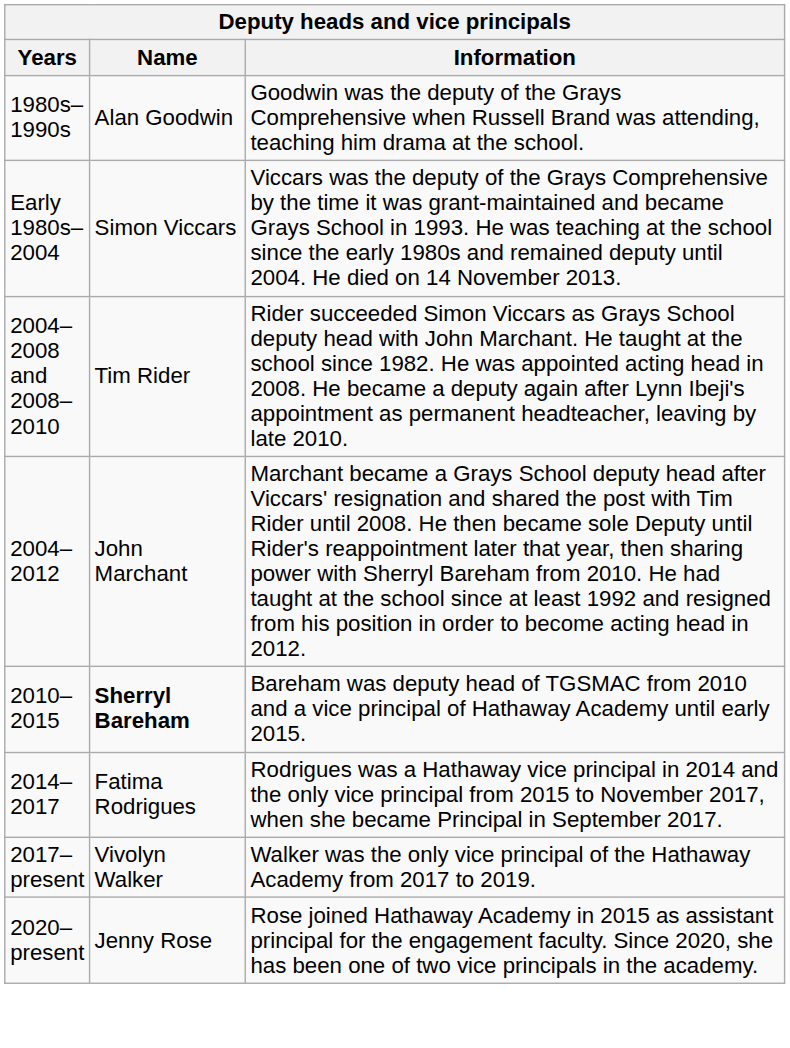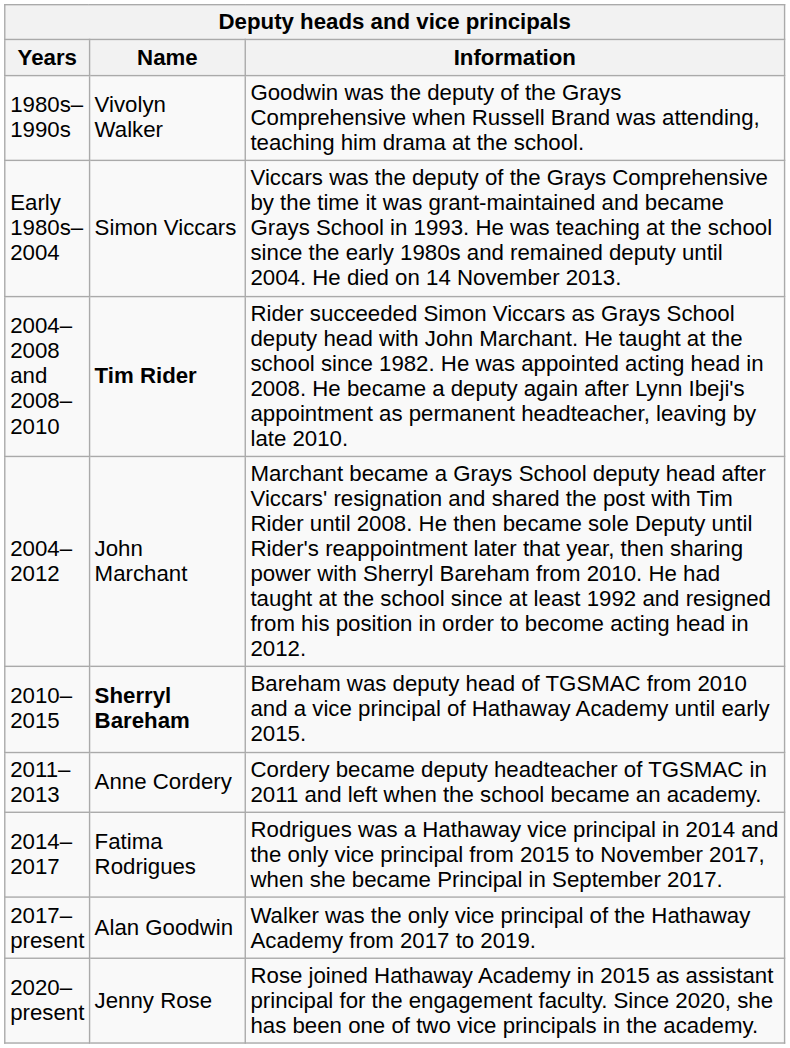(164, 117) Alan Goodwin -> (130, 117) Vivolyn Walker
(142, 375) normal -> (146, 375) bold
+ row: (40, 781)
(130, 867) Vivolyn Walker -> (164, 927) Alan Goodwin
